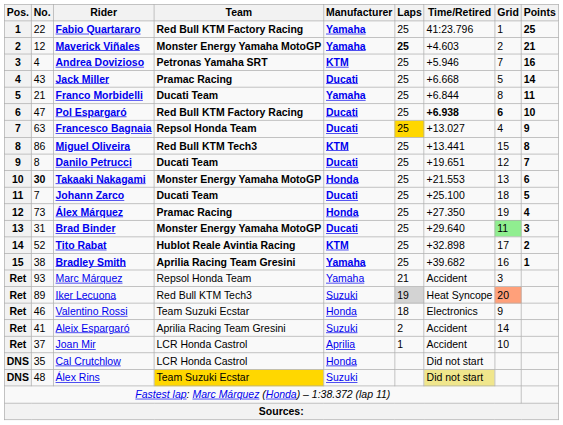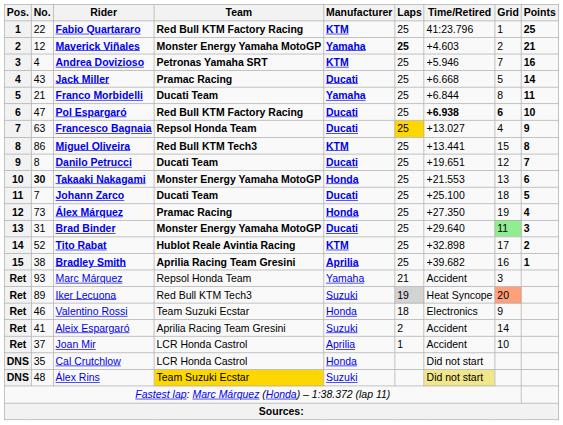(346, 29) Yamaha -> (337, 29) KTM
(346, 262) Yamaha -> (342, 262) Aprilia
